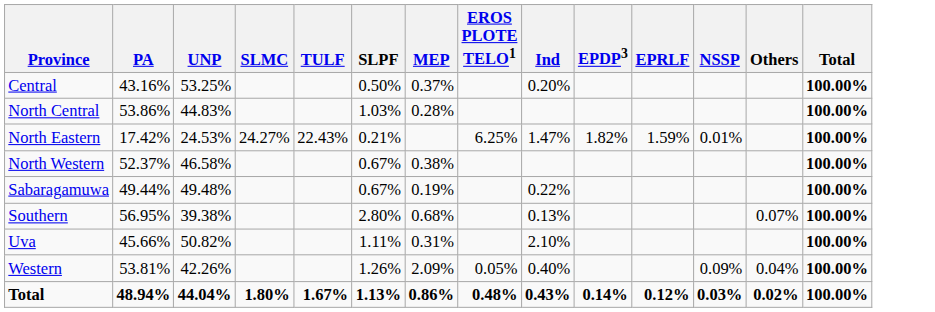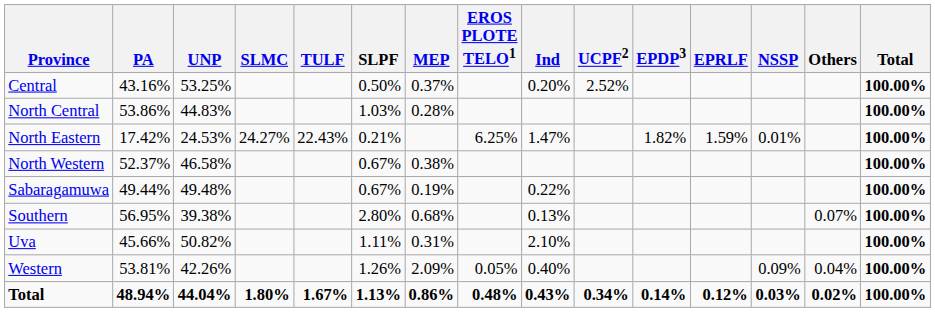+ column: (603, 56)
